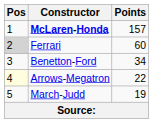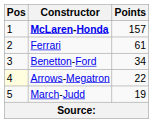(10, 45) lightgrey background -> (10, 45) no background
(140, 45) 60 -> (140, 45) 61
